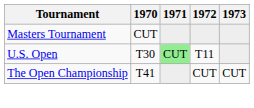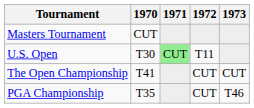+ row: (55, 93)
